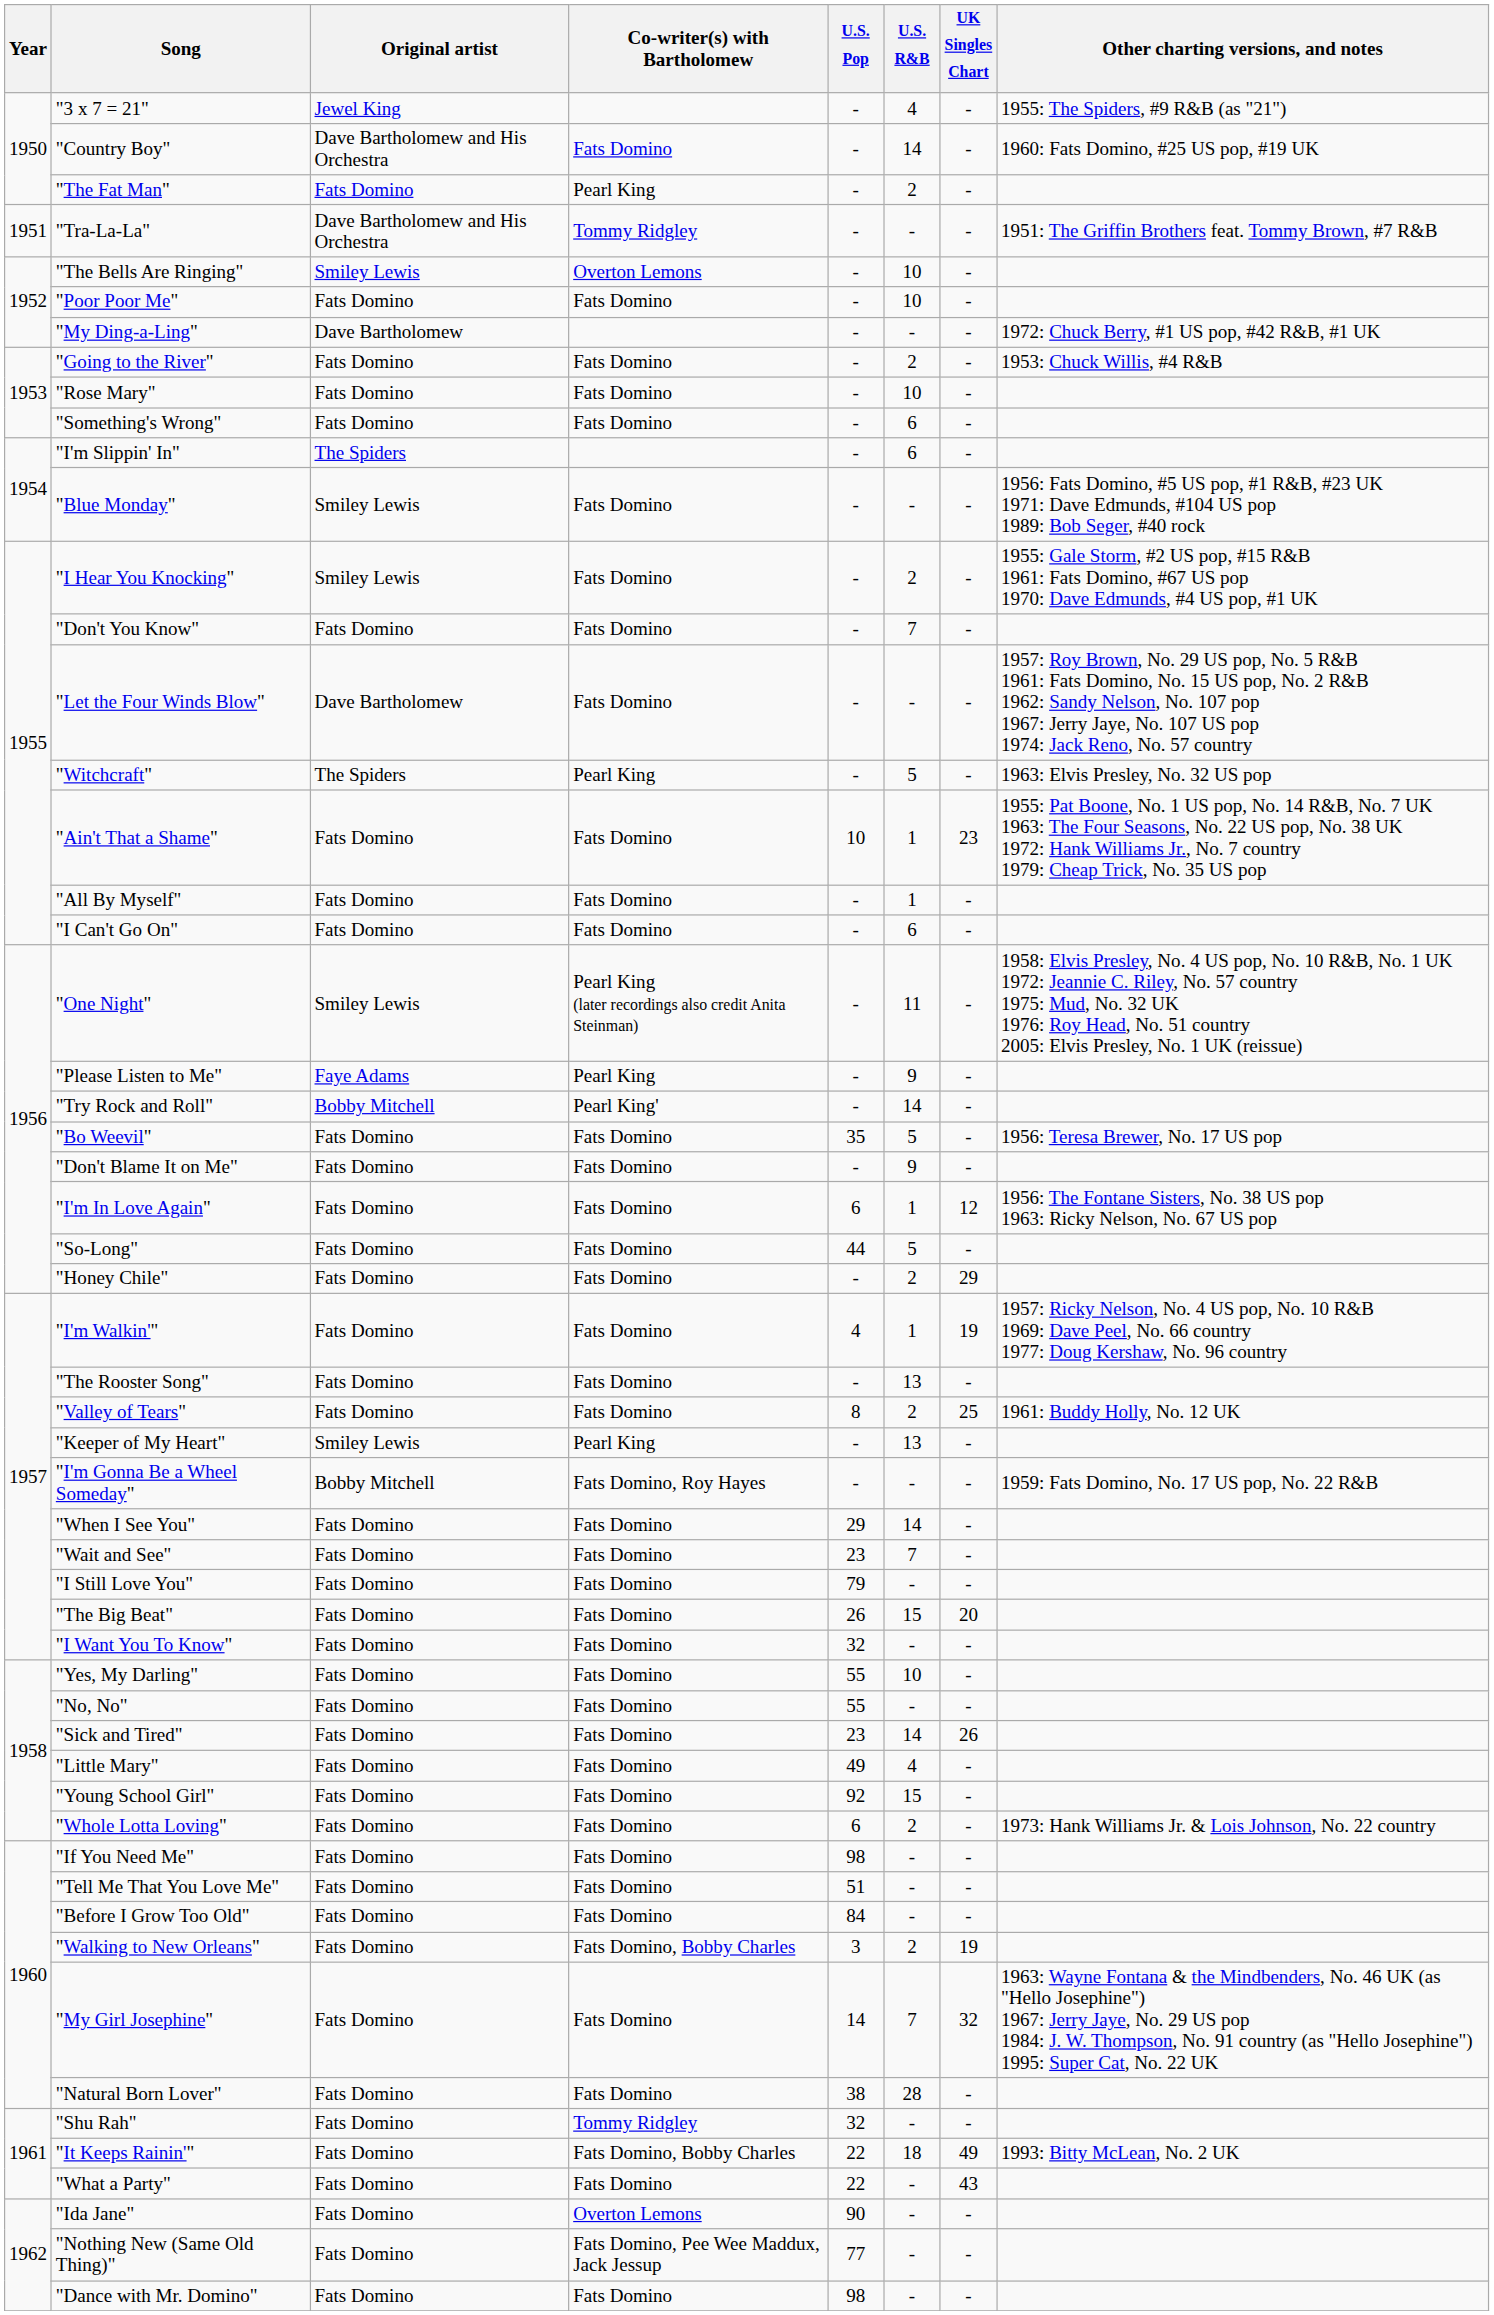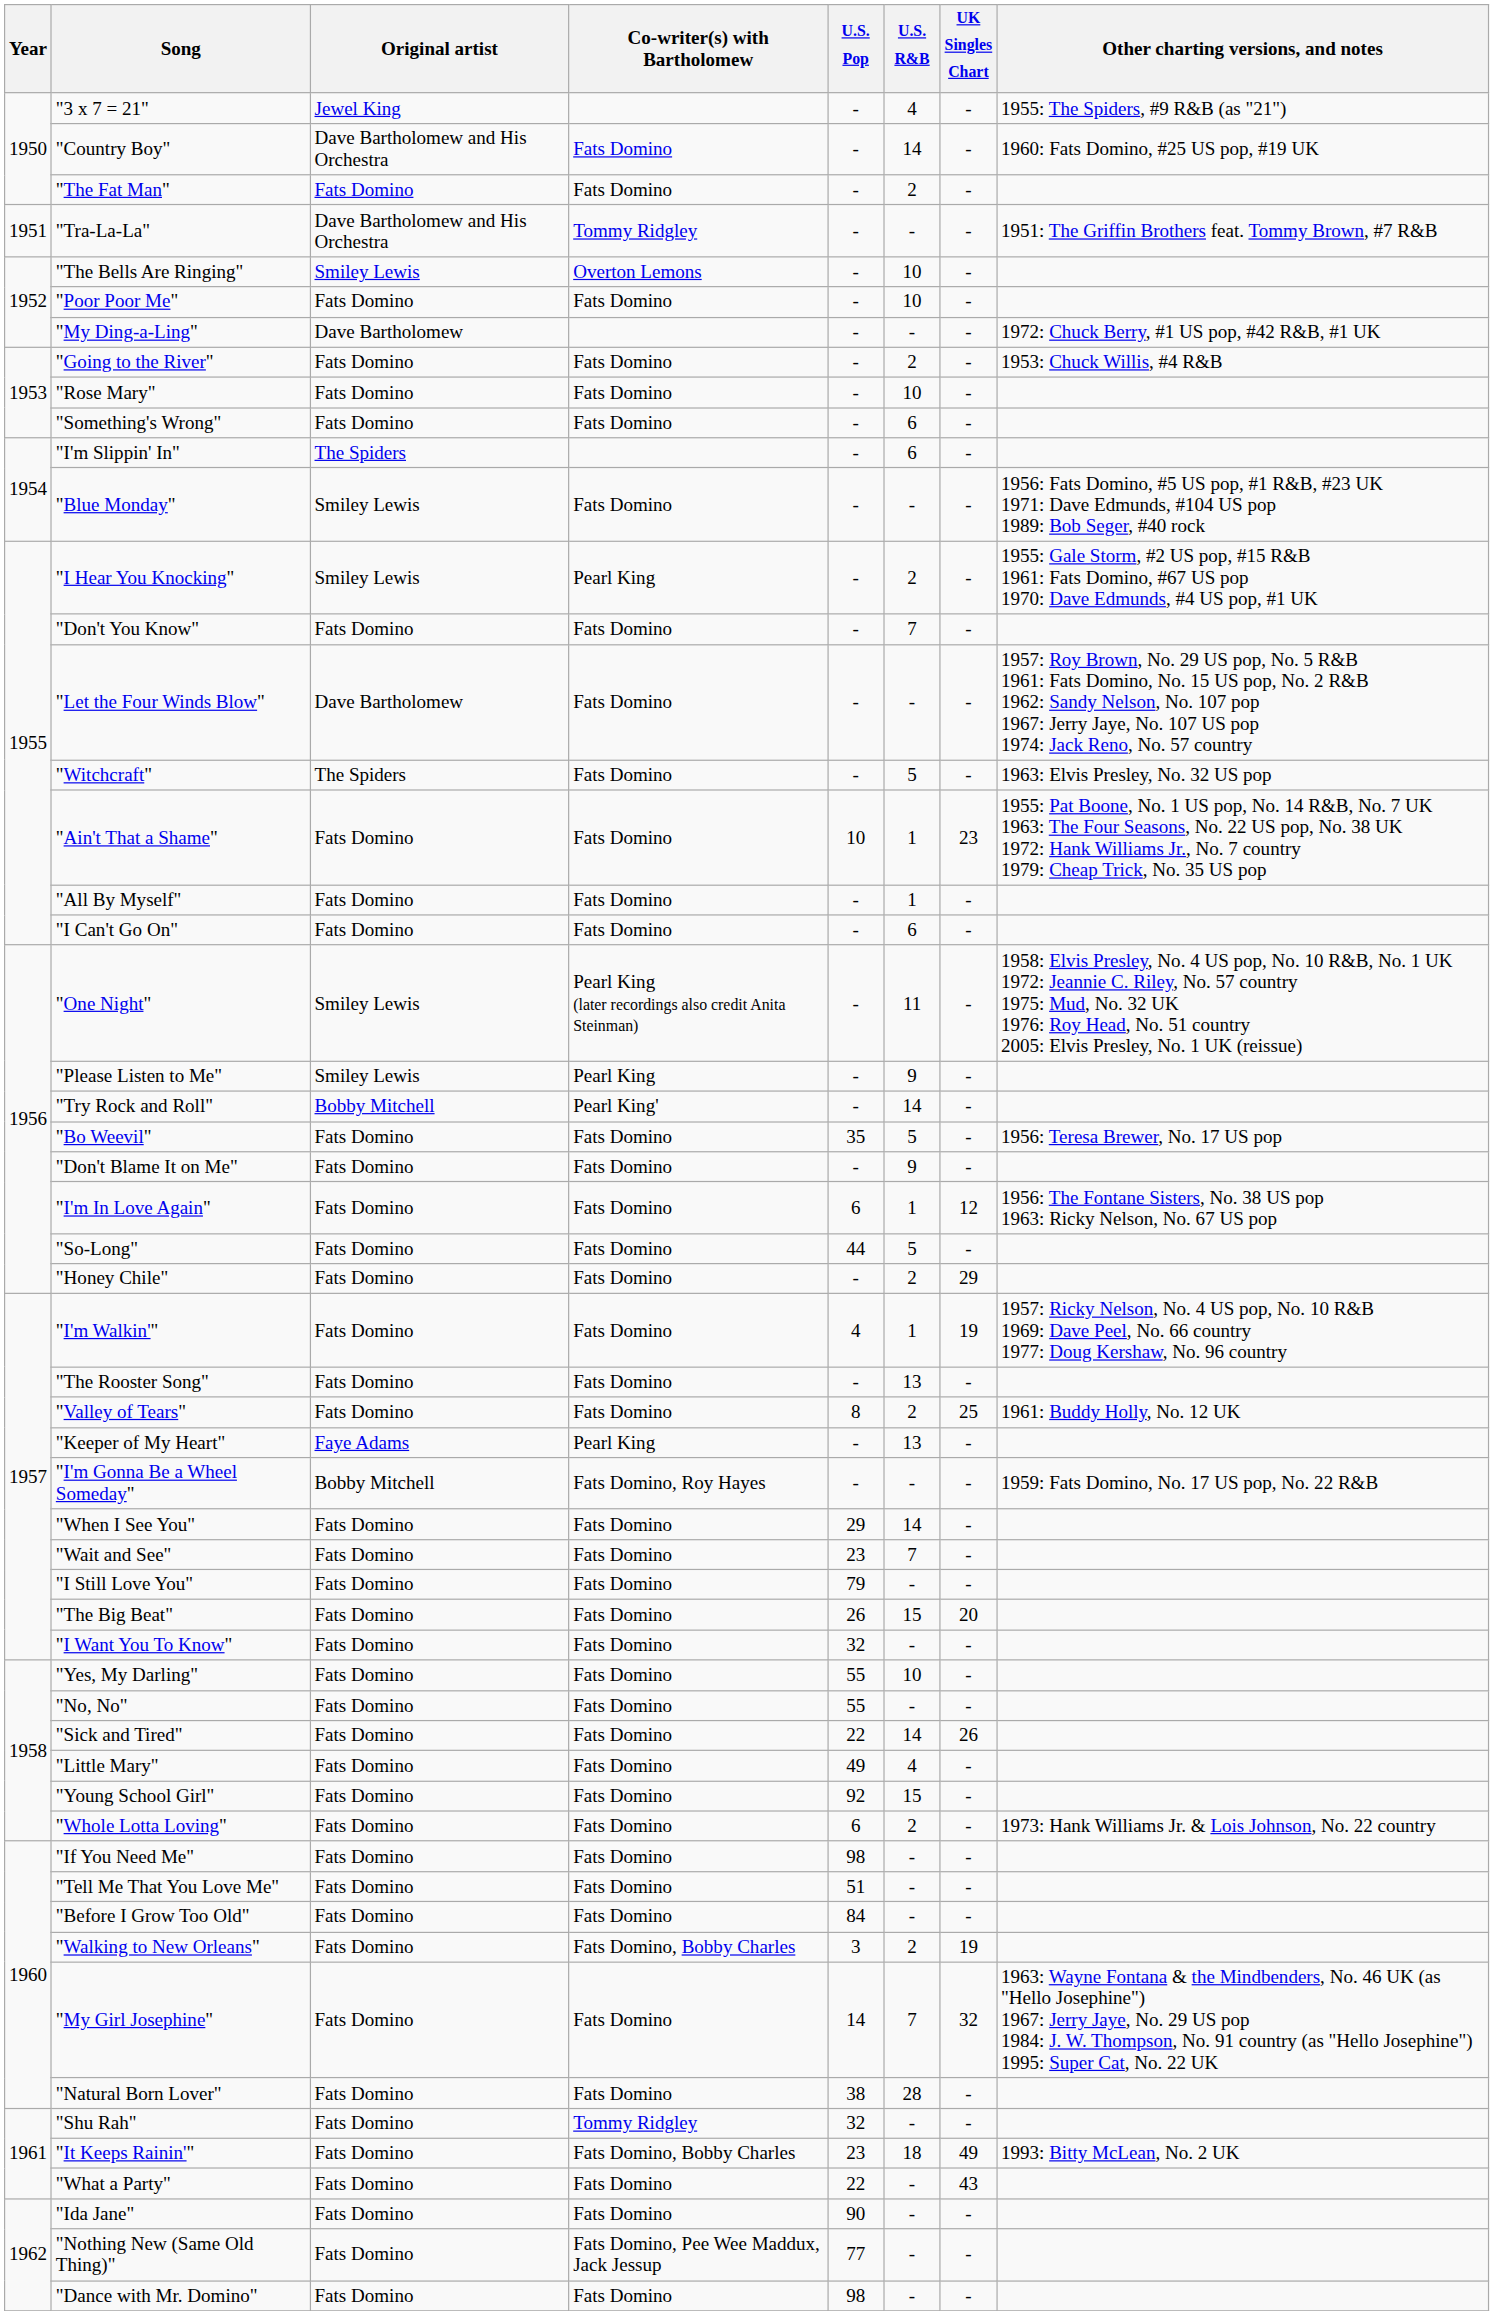(614, 189) Pearl King -> (623, 189) Fats Domino
(623, 577) Fats Domino -> (614, 577) Pearl King
(614, 775) Pearl King -> (623, 775) Fats Domino
(362, 1076) Faye Adams -> (367, 1076) Smiley Lewis
(367, 1442) Smiley Lewis -> (362, 1442) Faye Adams
(856, 1735) 23 -> (856, 1735) 22
(856, 2153) 22 -> (856, 2153) 23
(637, 2213) Overton Lemons -> (623, 2213) Fats Domino
